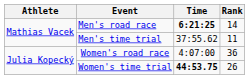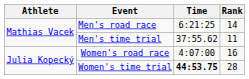(197, 26) bold -> (197, 26) normal
(232, 54) 36 -> (232, 54) 16
(232, 67) 26 -> (232, 67) 28
